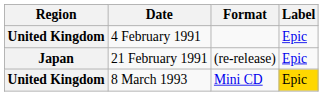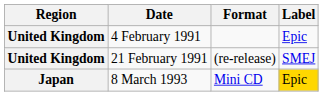(56, 58) Japan -> (56, 58) United Kingdom
(295, 58) Epic -> (299, 58) SMEJ
(56, 79) United Kingdom -> (56, 79) Japan
